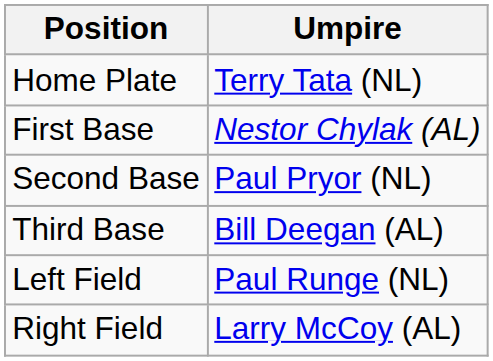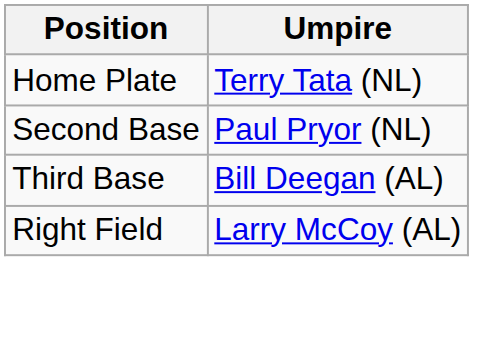- row: (83, 129)
- row: (77, 279)
